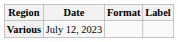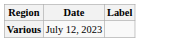- column: (124, 12)
